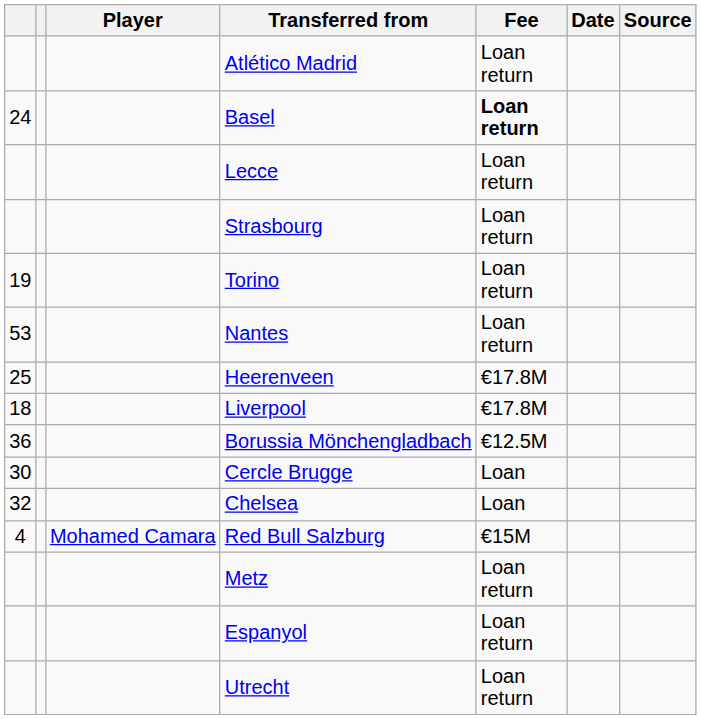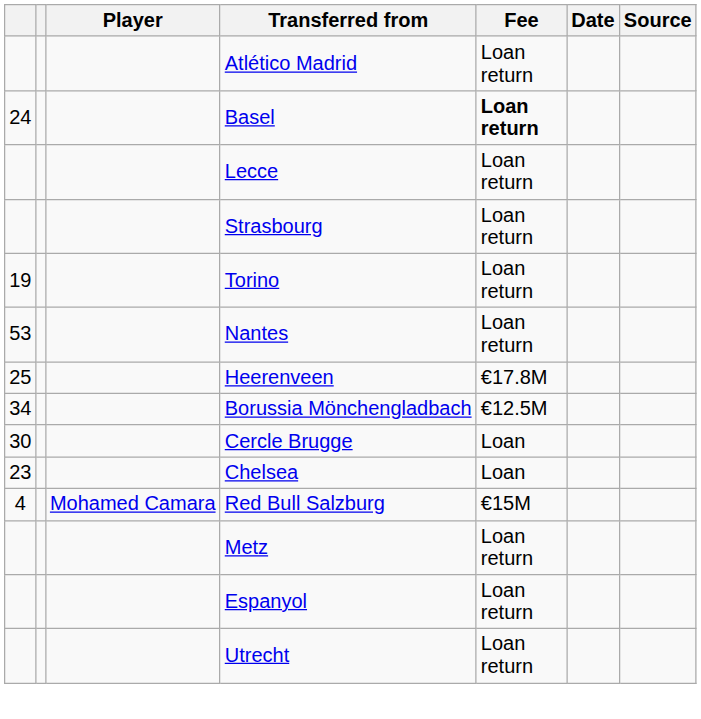- row: (265, 409)
(20, 440) 36 -> (20, 409) 34
(20, 504) 32 -> (20, 472) 23
